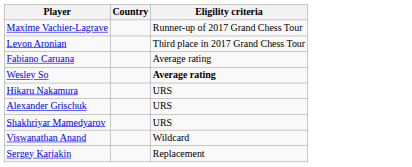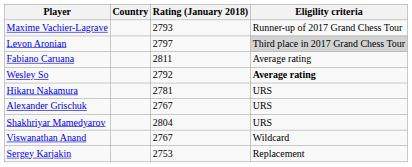+ column: (200, 12)
(229, 43) no background -> (329, 43) lightgrey background
